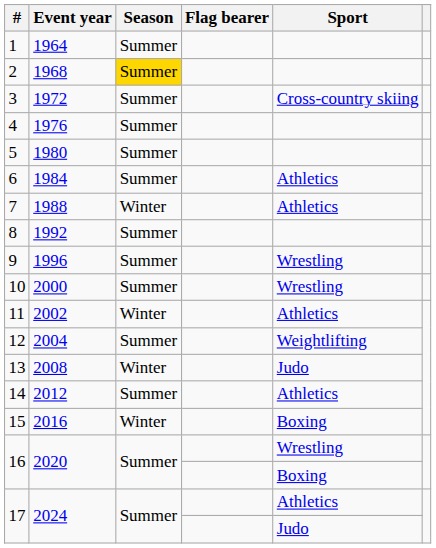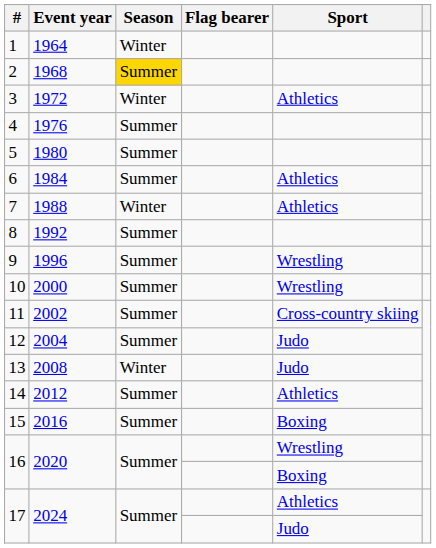(148, 44) Summer -> (143, 44) Winter
(148, 98) Summer -> (143, 98) Winter
(348, 98) Cross-country skiing -> (307, 98) Athletics
(143, 313) Winter -> (148, 313) Summer
(307, 313) Athletics -> (348, 313) Cross-country skiing
(322, 340) Weightlifting -> (293, 340) Judo
(143, 421) Winter -> (148, 421) Summer
